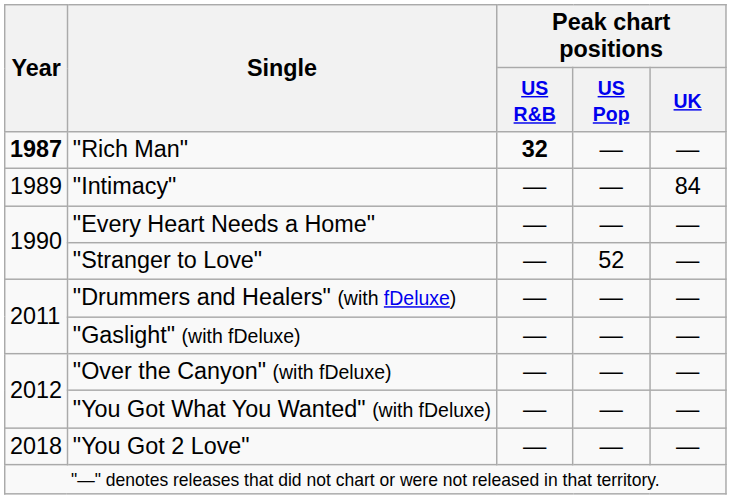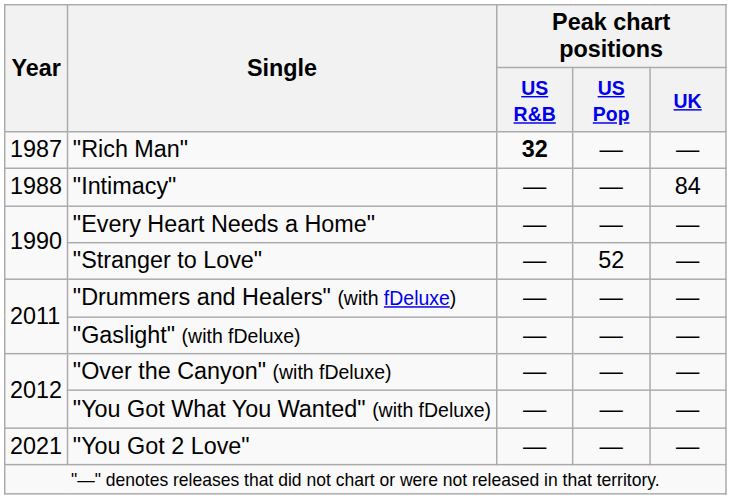(36, 149) bold -> (36, 149) normal
(36, 186) 1989 -> (36, 186) 1988
(36, 446) 2018 -> (36, 446) 2021
